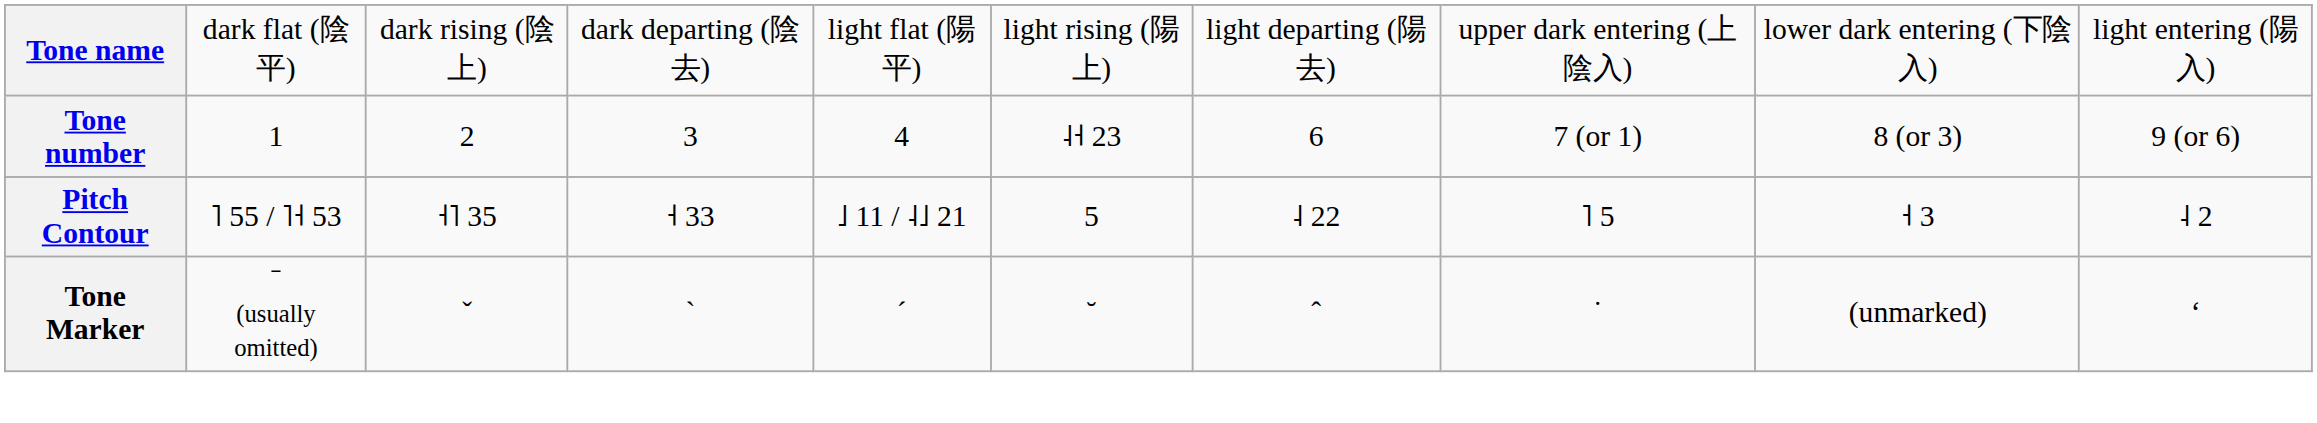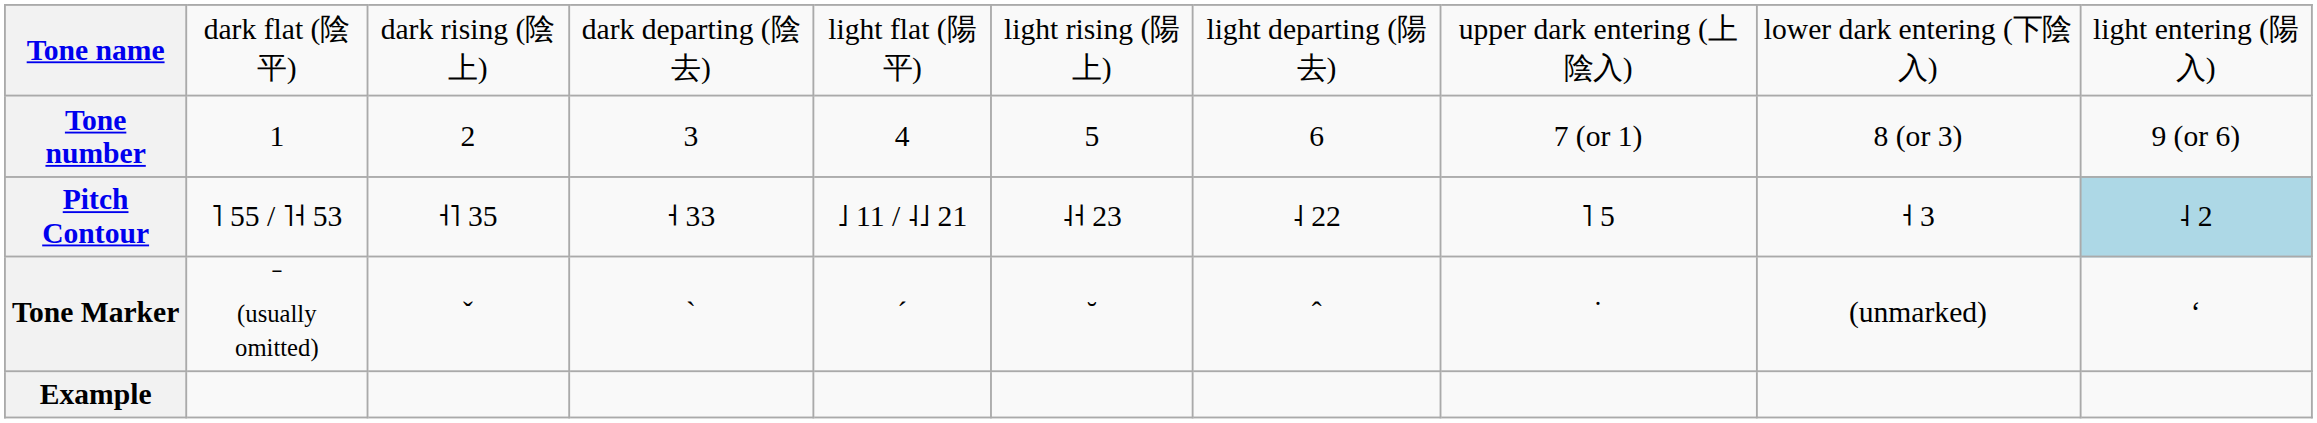(1091, 135) ˨˧ 23 -> (1092, 135) 5
(1091, 216) 5 -> (1092, 216) ˨˧ 23
(2196, 216) no background -> (2196, 216) lightblue background
+ row: (96, 393)
